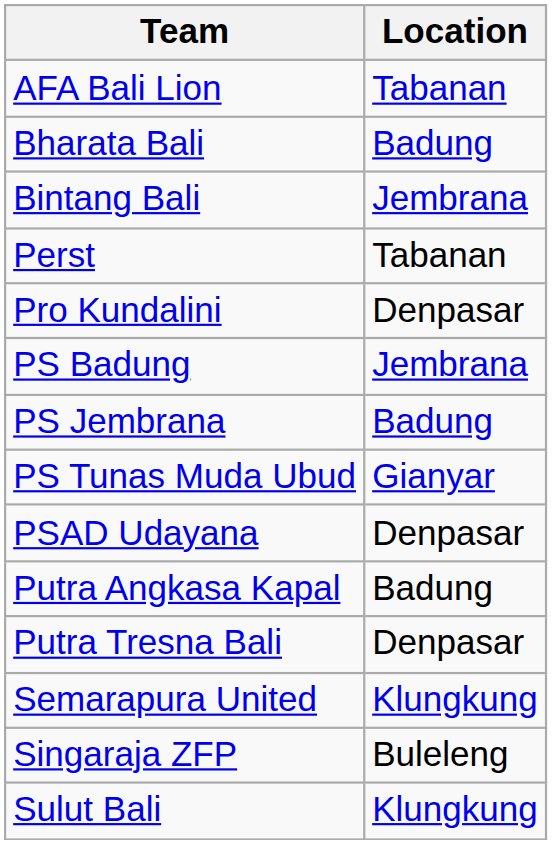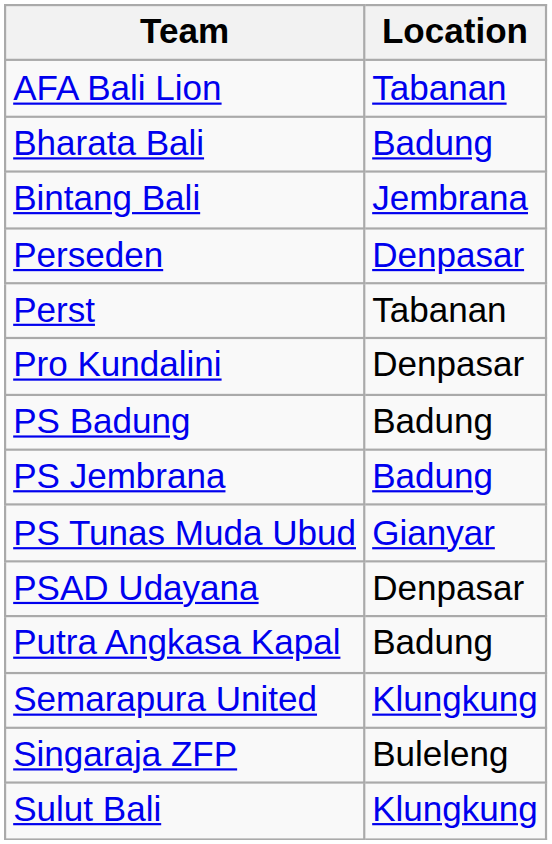+ row: (88, 254)
(450, 365) Jembrana -> (433, 421) Badung
- row: (148, 643)
